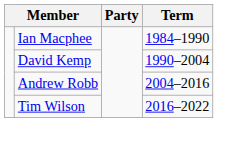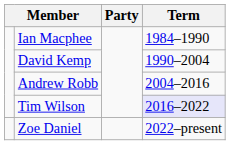(177, 106) no background -> (177, 106) lavender background
+ row: (50, 128)
